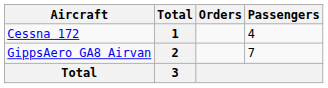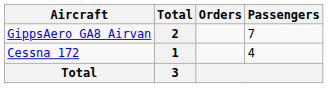rows swapped: (175, 53) <-> (175, 34)
